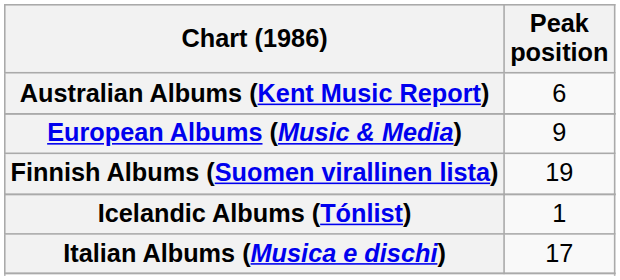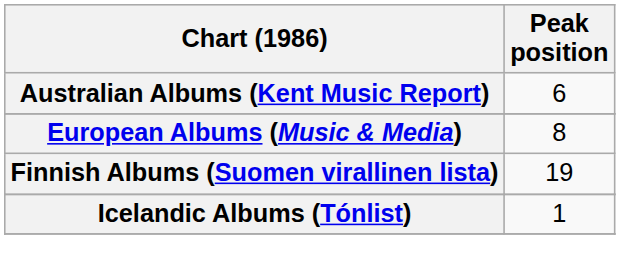(559, 133) 9 -> (559, 133) 8
- row: (255, 253)
